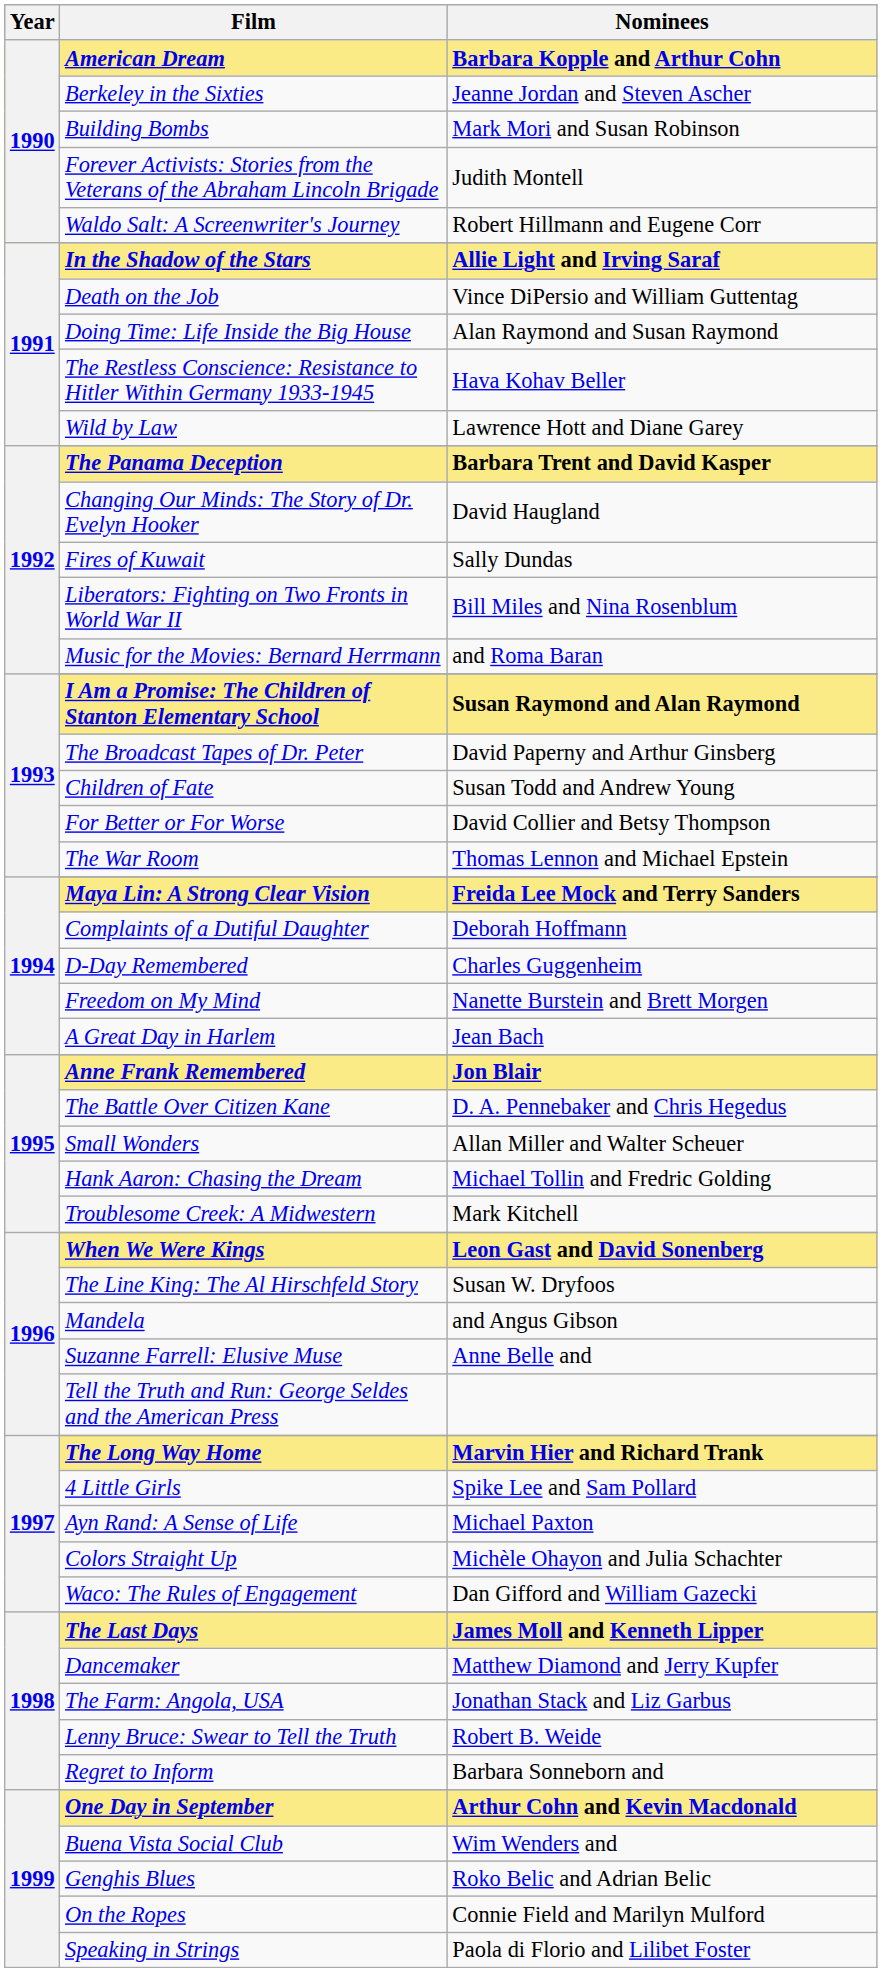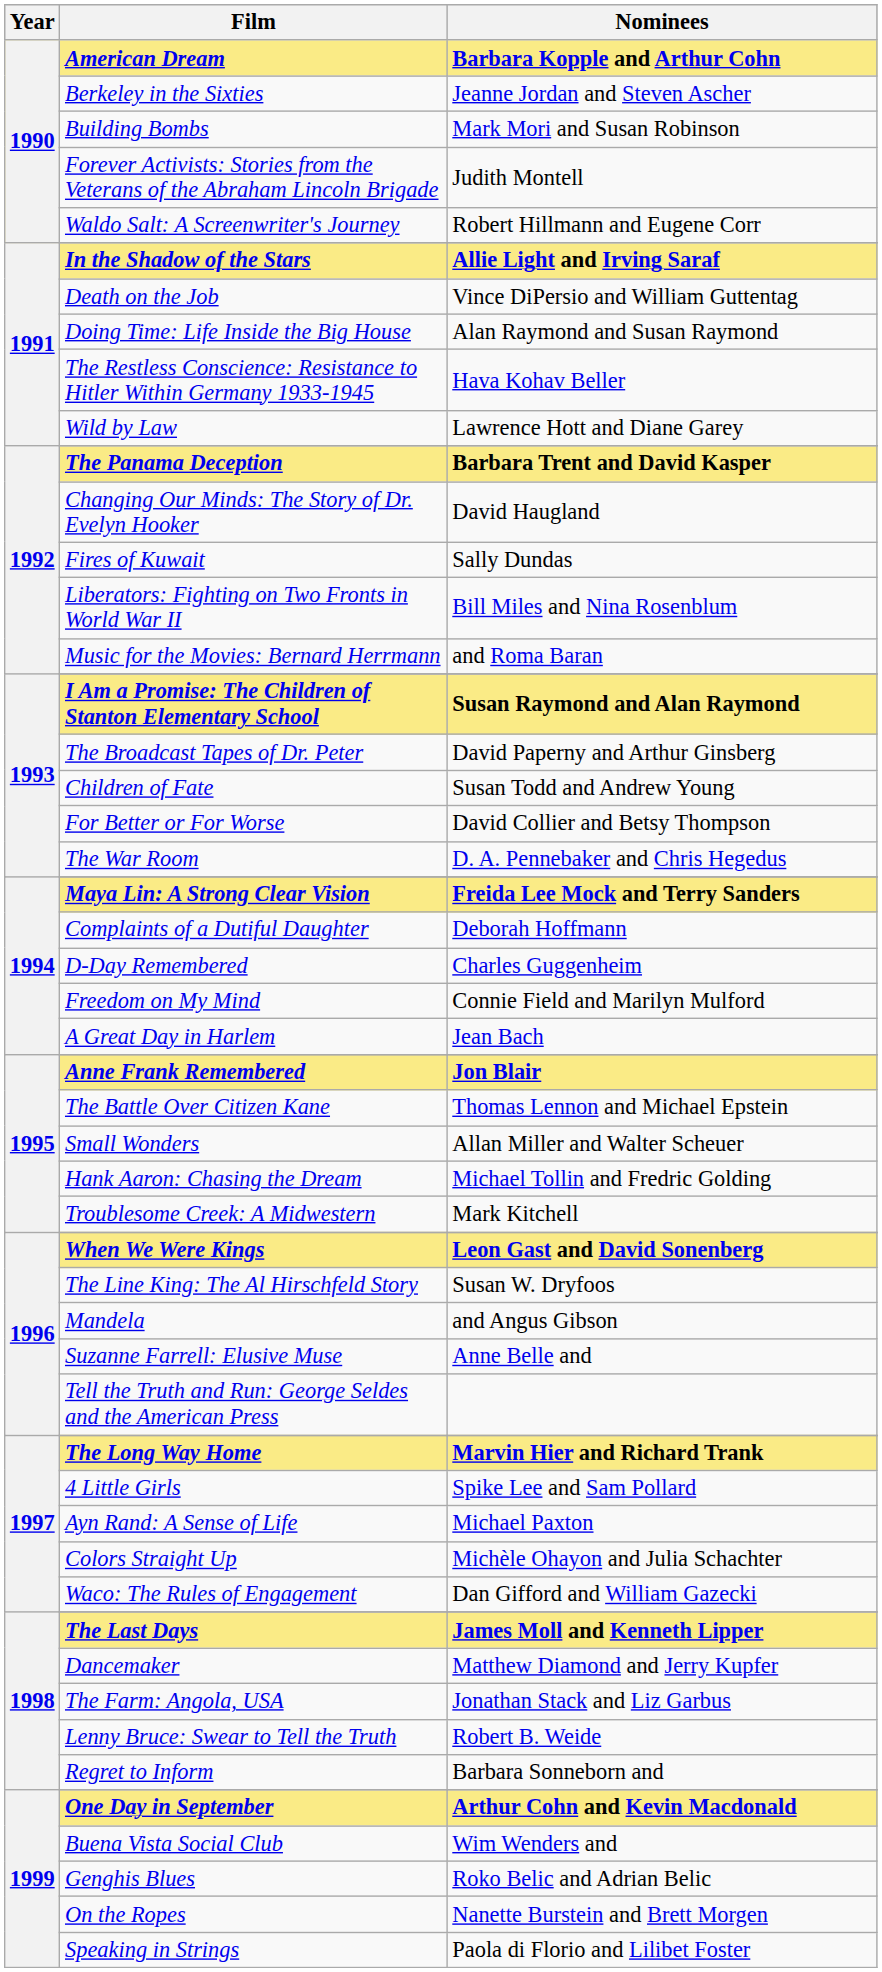(620, 858) Thomas Lennon and Michael Epstein -> (619, 858) D. A. Pennebaker and Chris Hegedus
(610, 1000) Nanette Burstein and Brett Morgen -> (608, 1000) Connie Field and Marilyn Mulford
(619, 1107) D. A. Pennebaker and Chris Hegedus -> (620, 1107) Thomas Lennon and Michael Epstein
(608, 1914) Connie Field and Marilyn Mulford -> (610, 1914) Nanette Burstein and Brett Morgen
